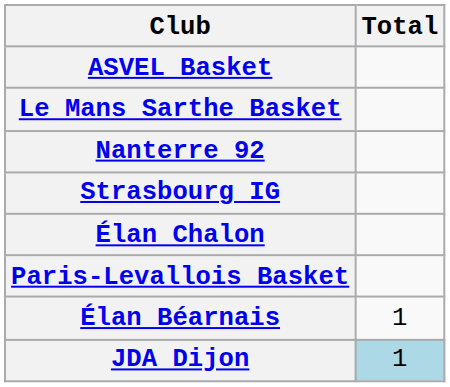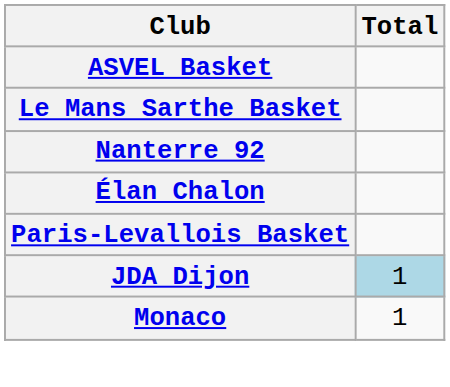- row: (180, 193)
- row: (180, 318)
+ row: (180, 318)
